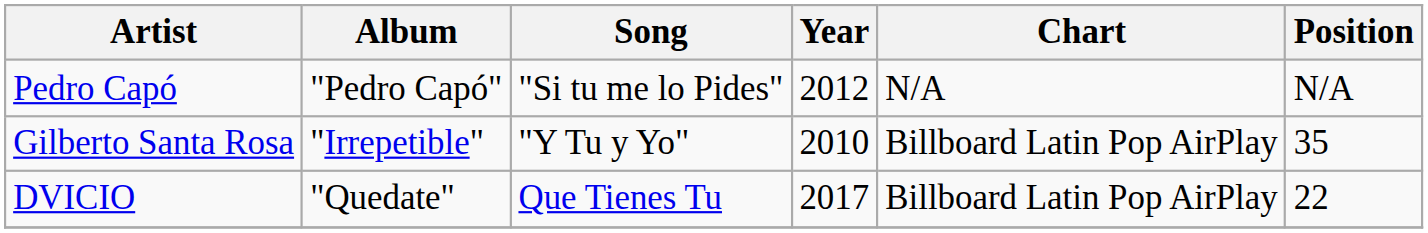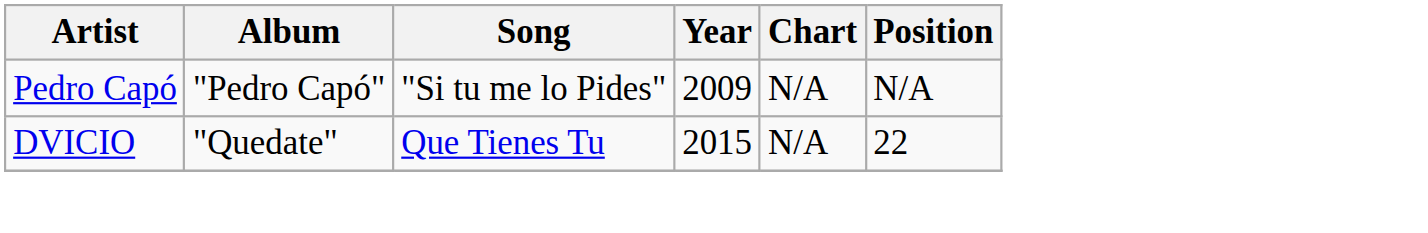(834, 87) 2012 -> (717, 87) 2009
- row: (154, 142)
(834, 198) 2017 -> (717, 142) 2015
(1081, 198) Billboard Latin Pop AirPlay -> (798, 142) N/A
